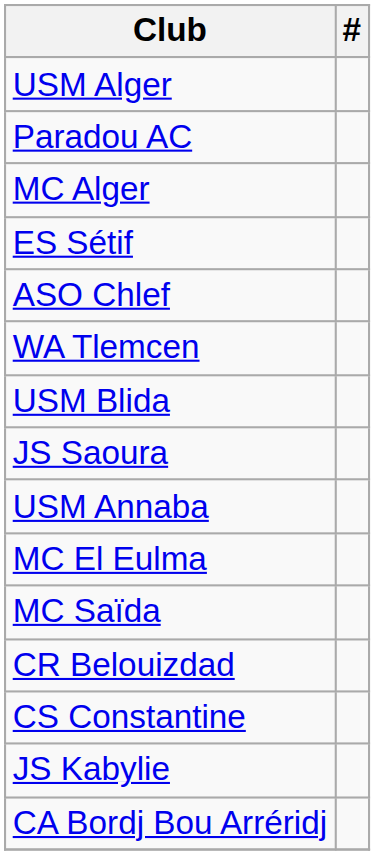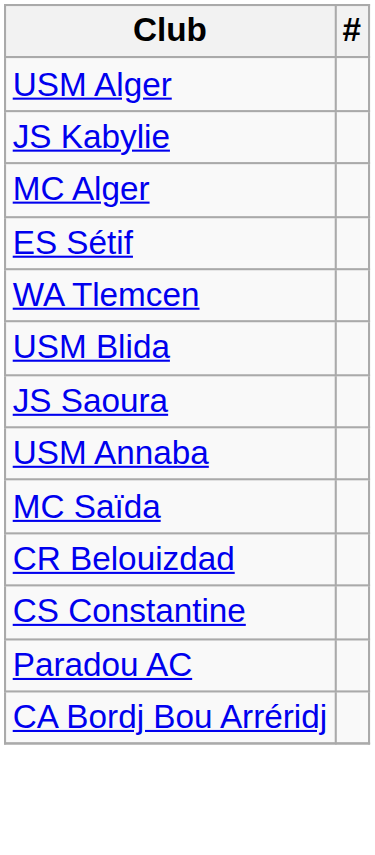rows swapped: (91, 769) <-> (102, 136)
- row: (91, 294)
- row: (110, 558)
